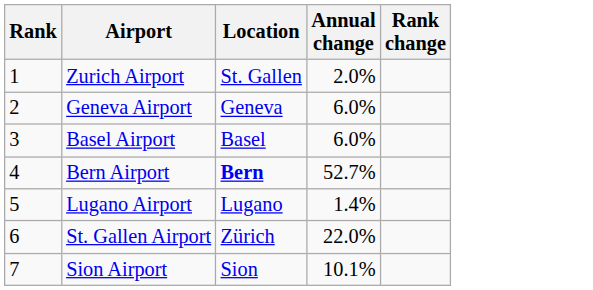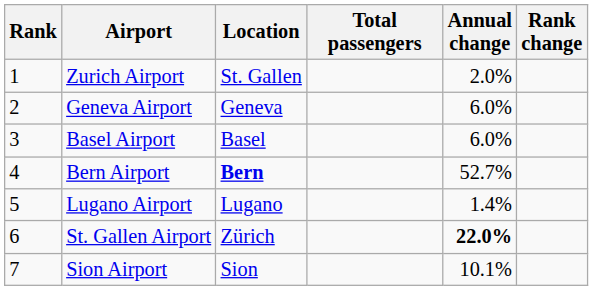+ column: (375, 32)
(349, 236) normal -> (484, 236) bold
